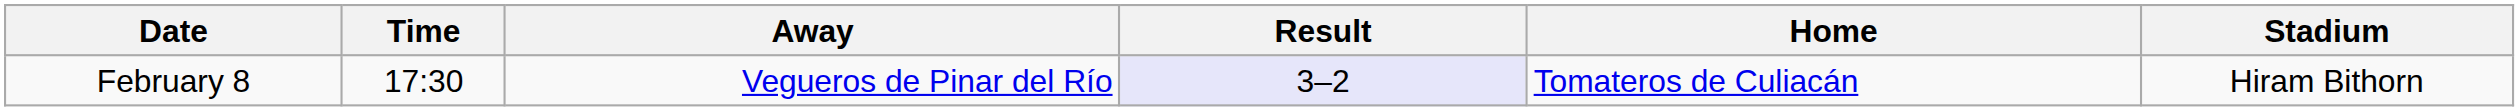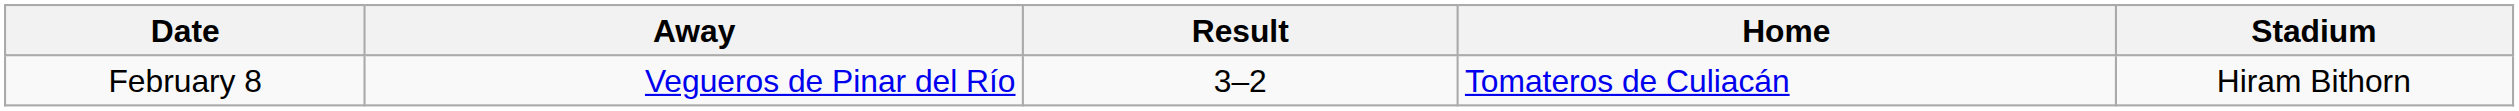- column: (424, 30)
(1323, 81) lavender background -> (1240, 81) no background
